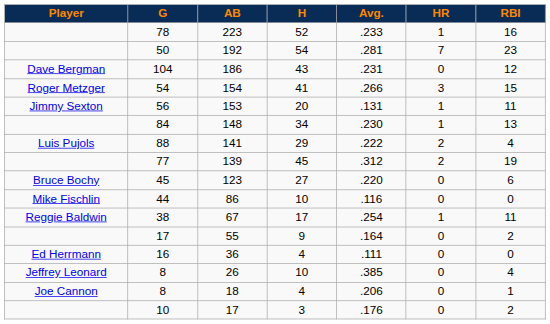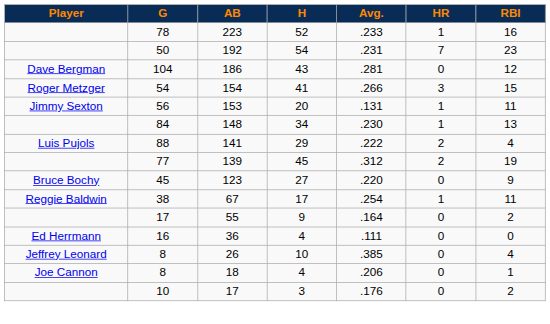(371, 50) .281 -> (371, 50) .231
(371, 69) .231 -> (371, 69) .281
(511, 180) 6 -> (511, 180) 9
- row: (232, 198)
